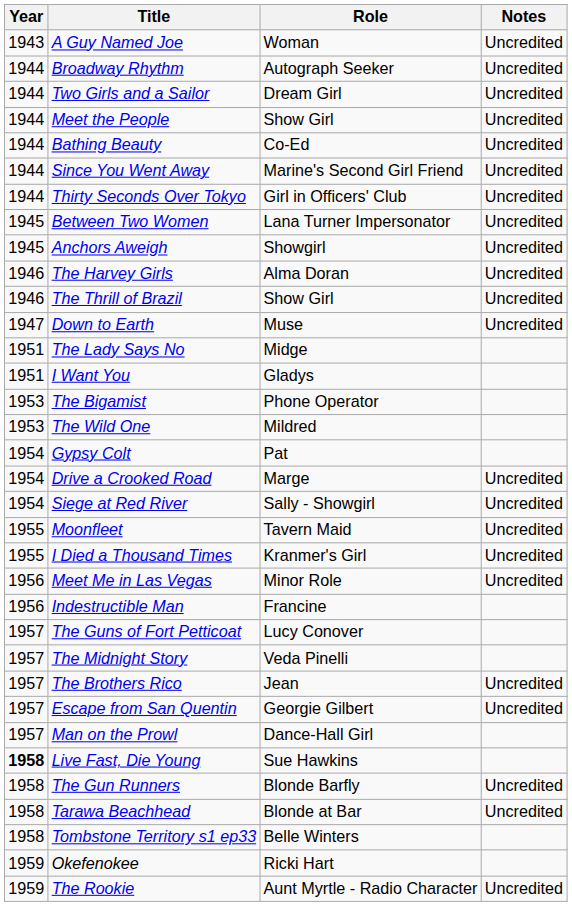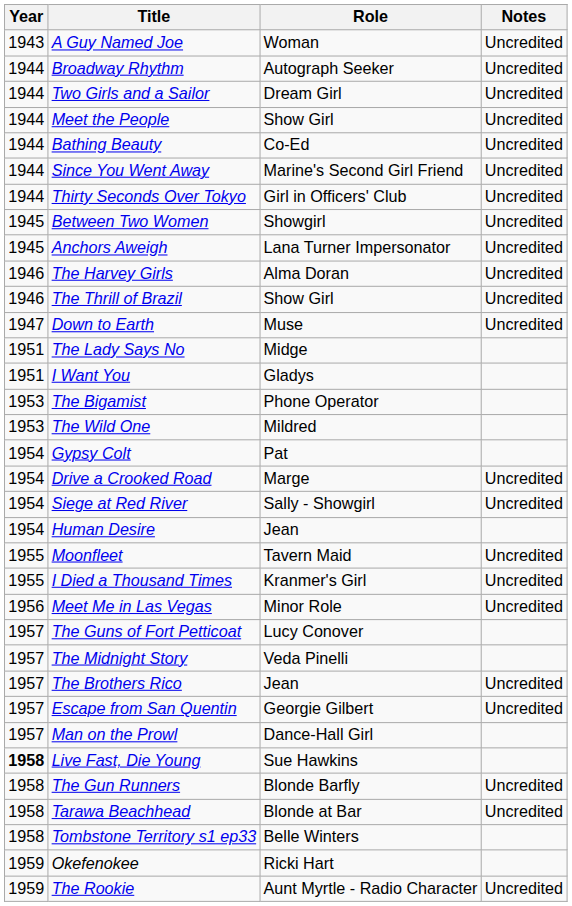(357, 222) Lana Turner Impersonator -> (295, 222) Showgirl
(295, 247) Showgirl -> (357, 247) Lana Turner Impersonator
+ row: (103, 529)
- row: (118, 606)
